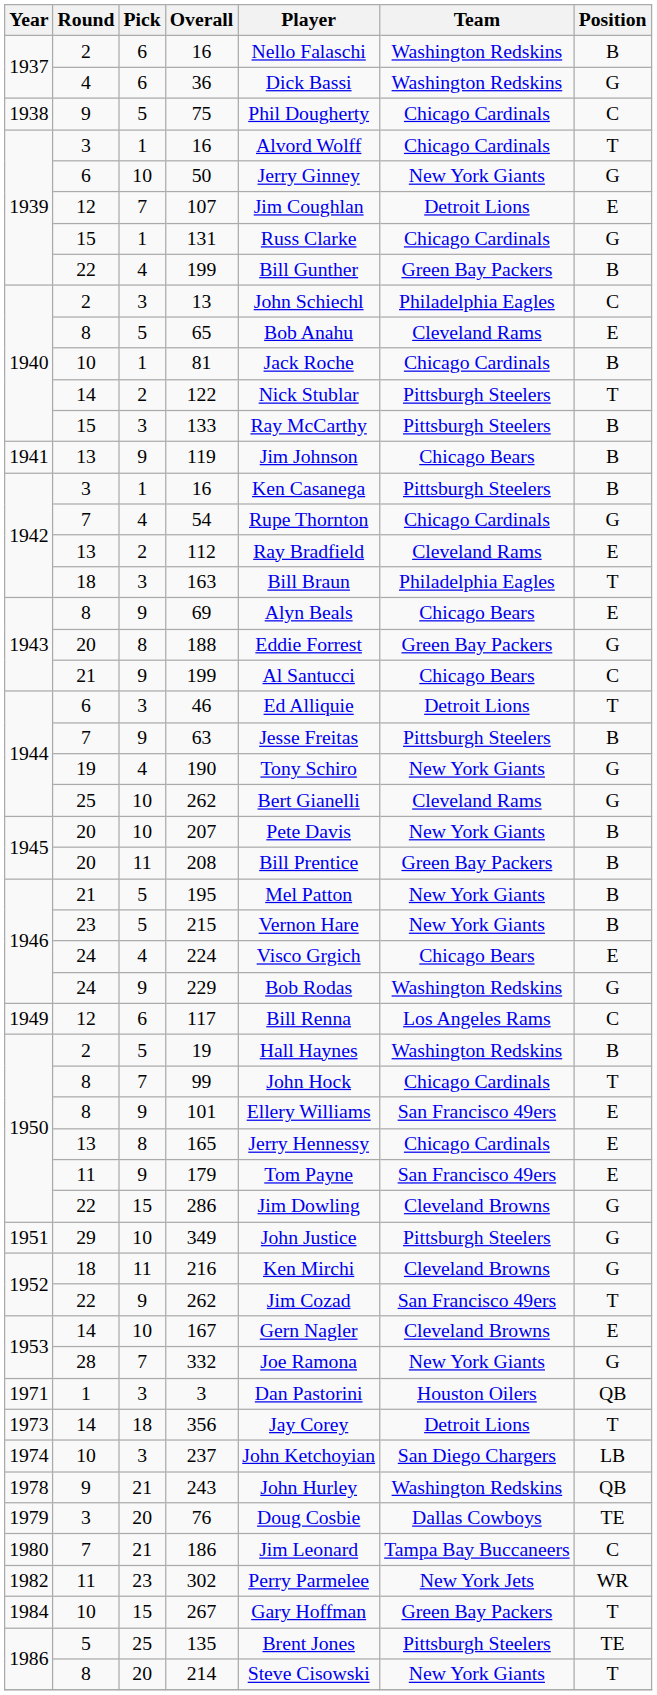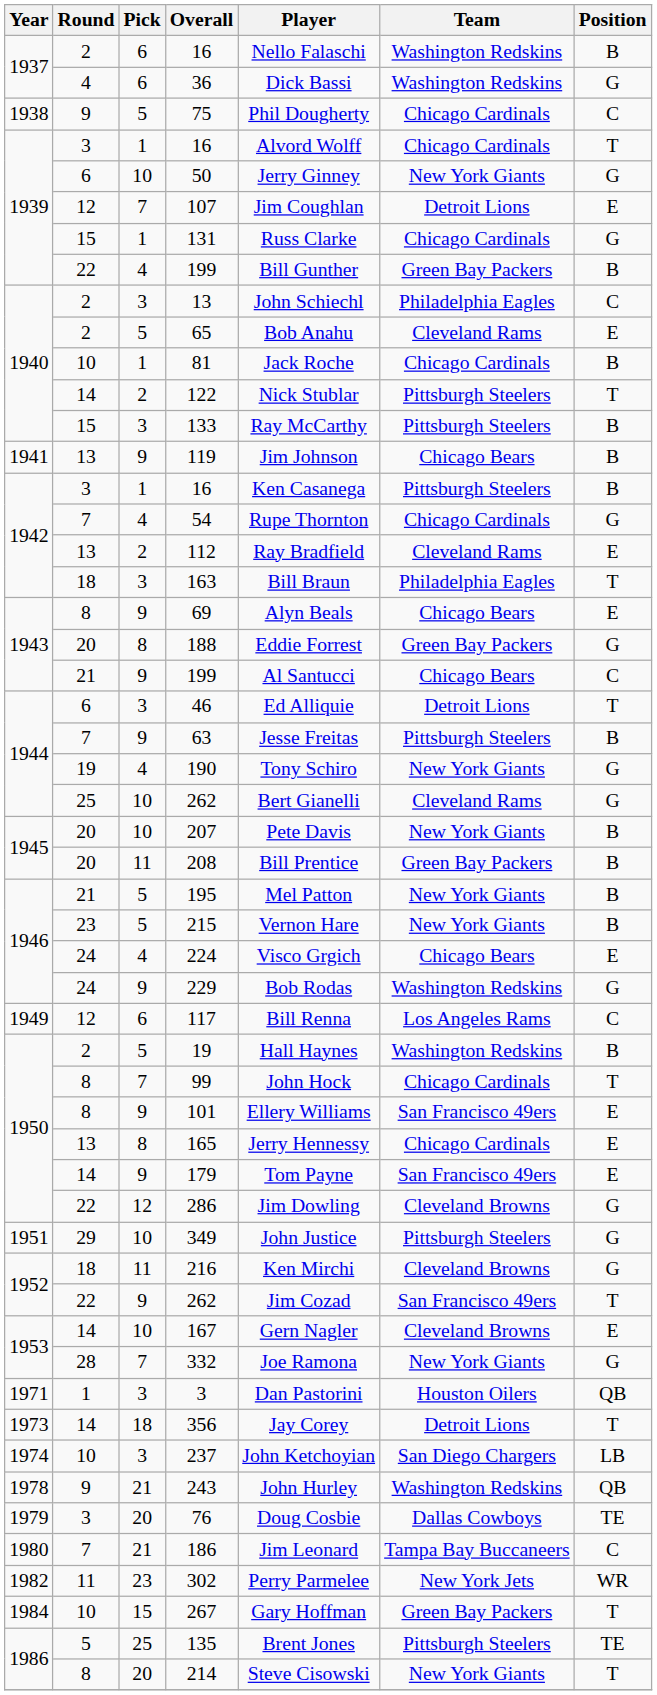(86, 332) 8 -> (86, 332) 2
(86, 1174) 11 -> (86, 1174) 14
(142, 1206) 15 -> (142, 1206) 12
